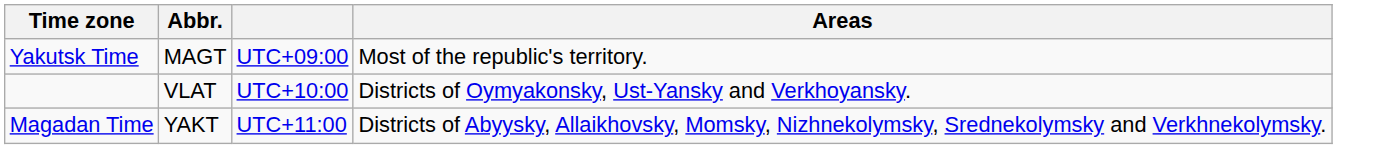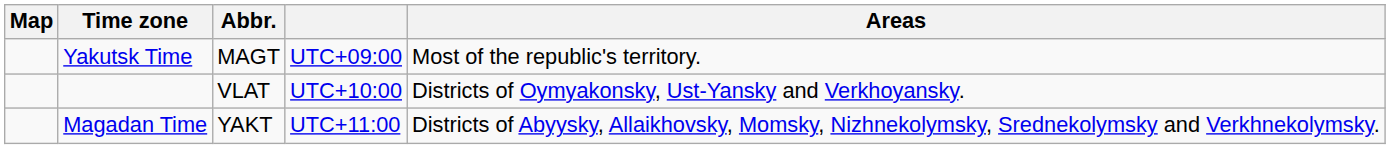+ column: (31, 21)
